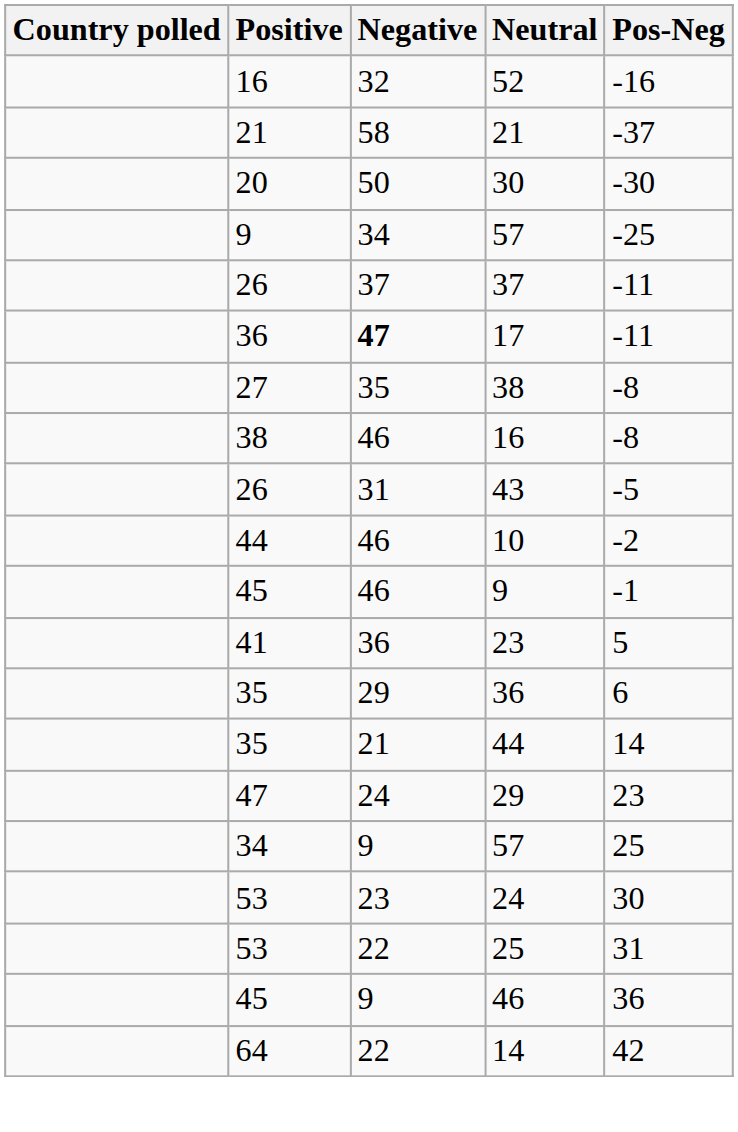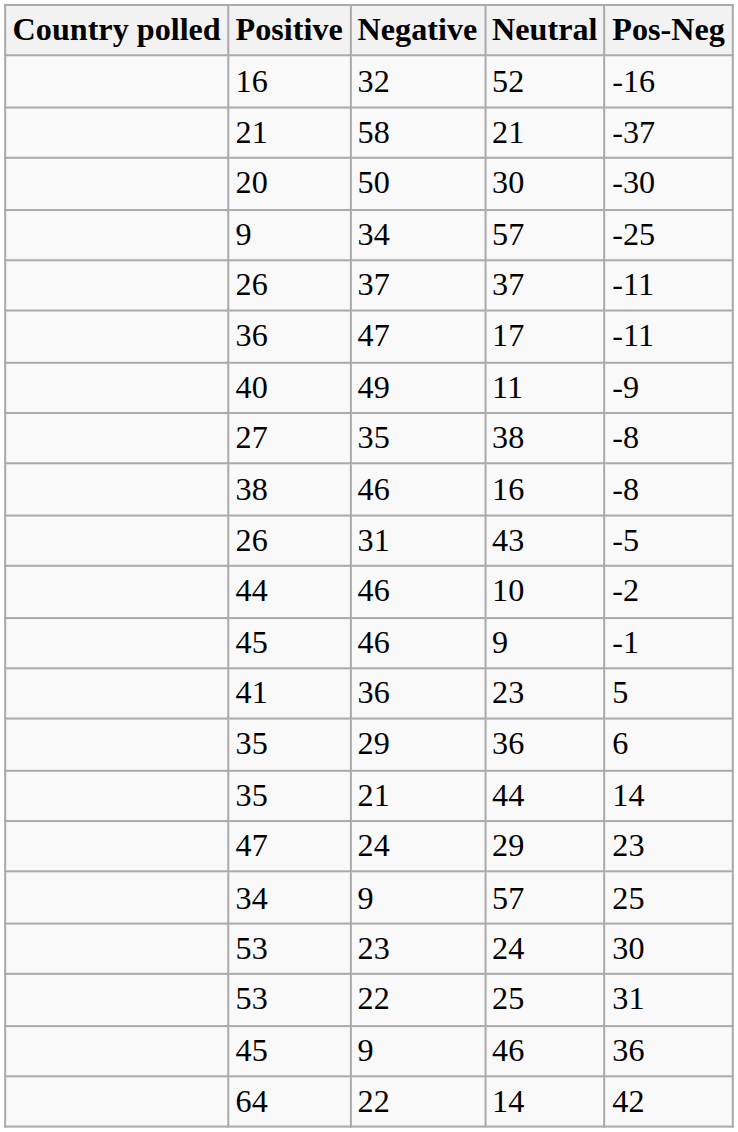(374, 336) bold -> (374, 336) normal
+ row: (252, 387)
